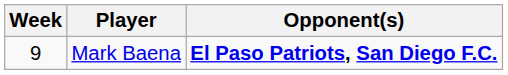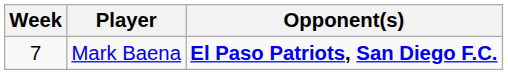(36, 52) 9 -> (36, 52) 7
